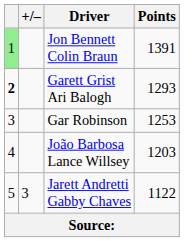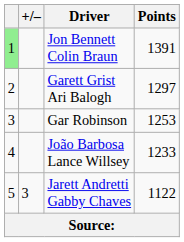(11, 88) bold -> (11, 88) normal
(162, 88) 1293 -> (162, 88) 1297
(162, 153) 1203 -> (162, 153) 1233
